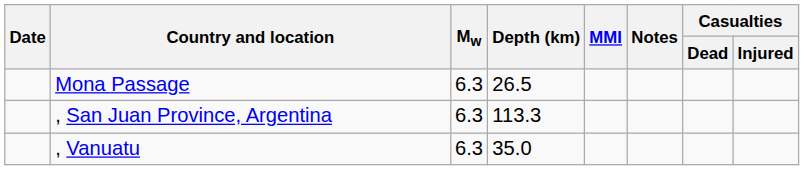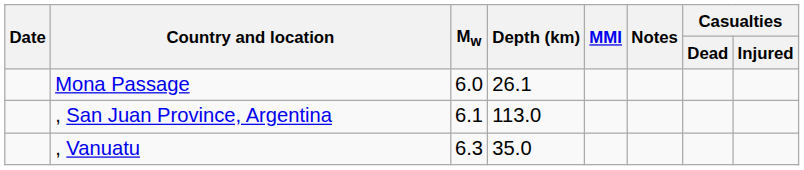(469, 84) 6.3 -> (469, 84) 6.0
(512, 84) 26.5 -> (512, 84) 26.1
(469, 116) 6.3 -> (469, 116) 6.1
(517, 116) 113.3 -> (517, 116) 113.0
